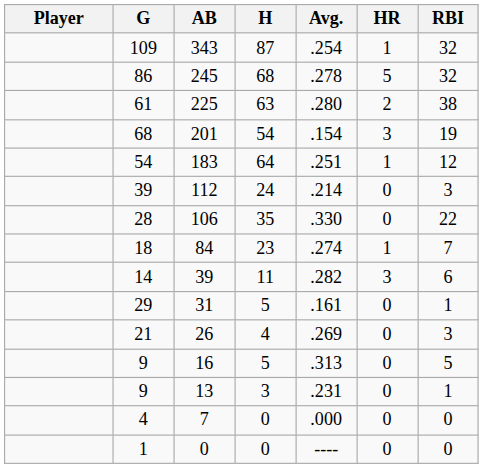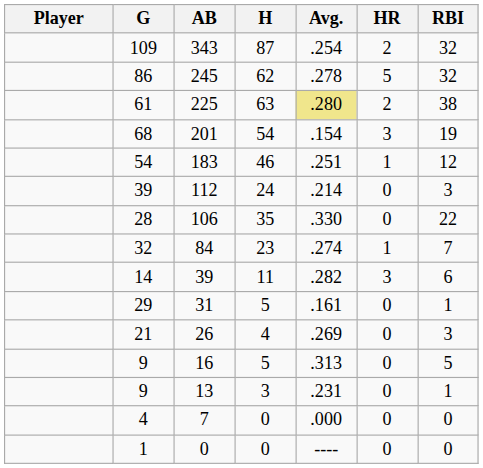(387, 47) 1 -> (387, 47) 2
(265, 76) 68 -> (265, 76) 62
(326, 104) no background -> (326, 104) khaki background
(265, 162) 64 -> (265, 162) 46
(143, 248) 18 -> (143, 248) 32
